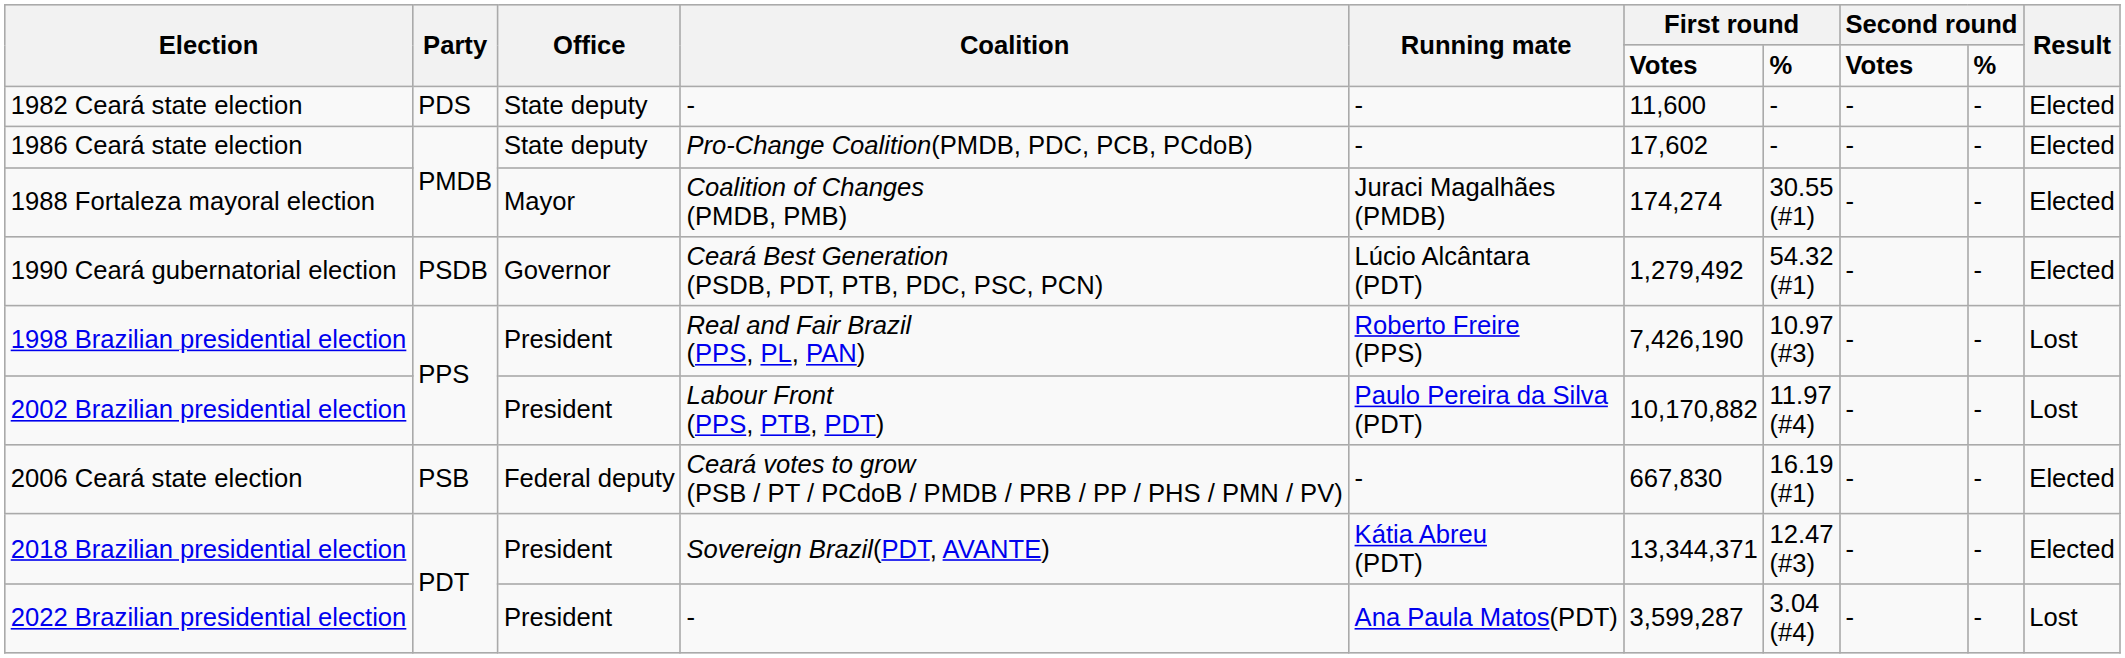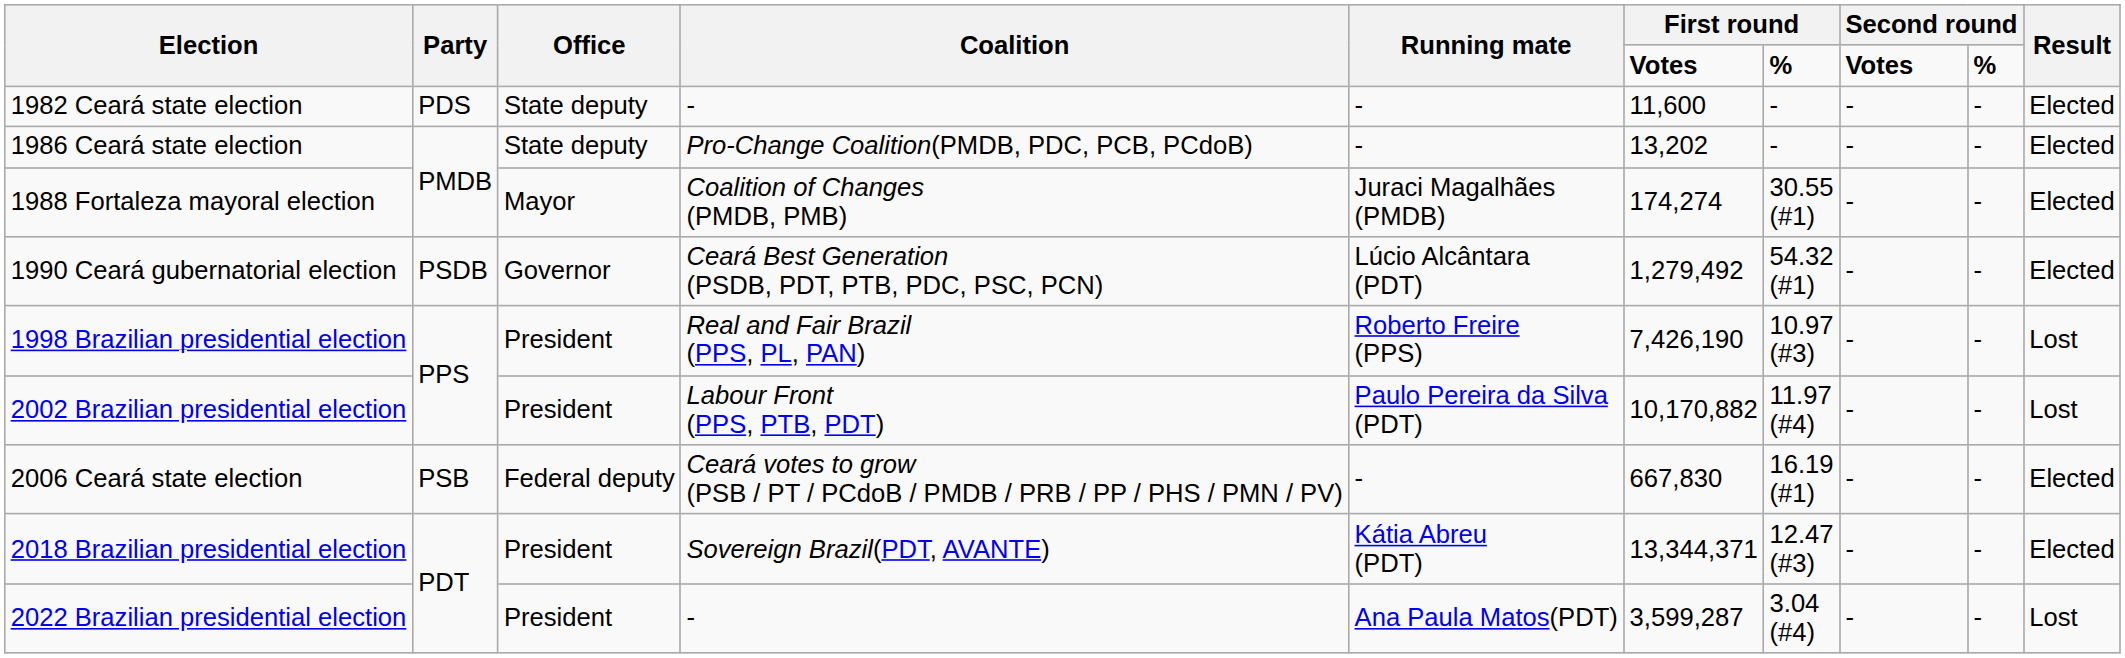(1669, 146) 17,602 -> (1669, 146) 13,202
